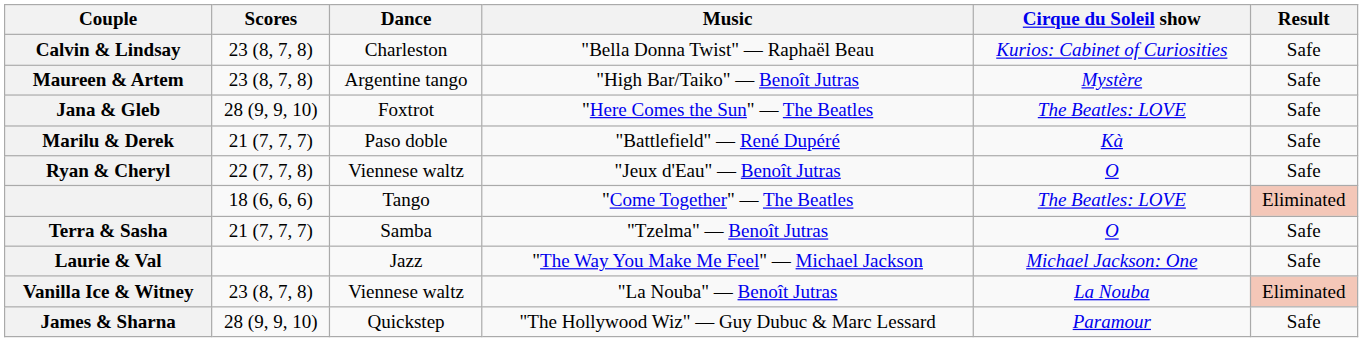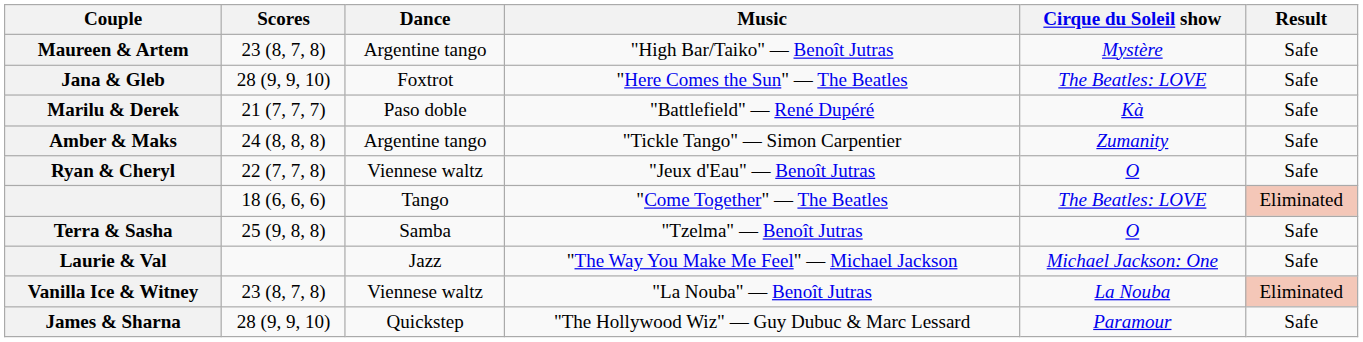- row: (108, 49)
+ row: (113, 140)
(271, 230) 21 (7, 7, 7) -> (284, 230) 25 (9, 8, 8)
